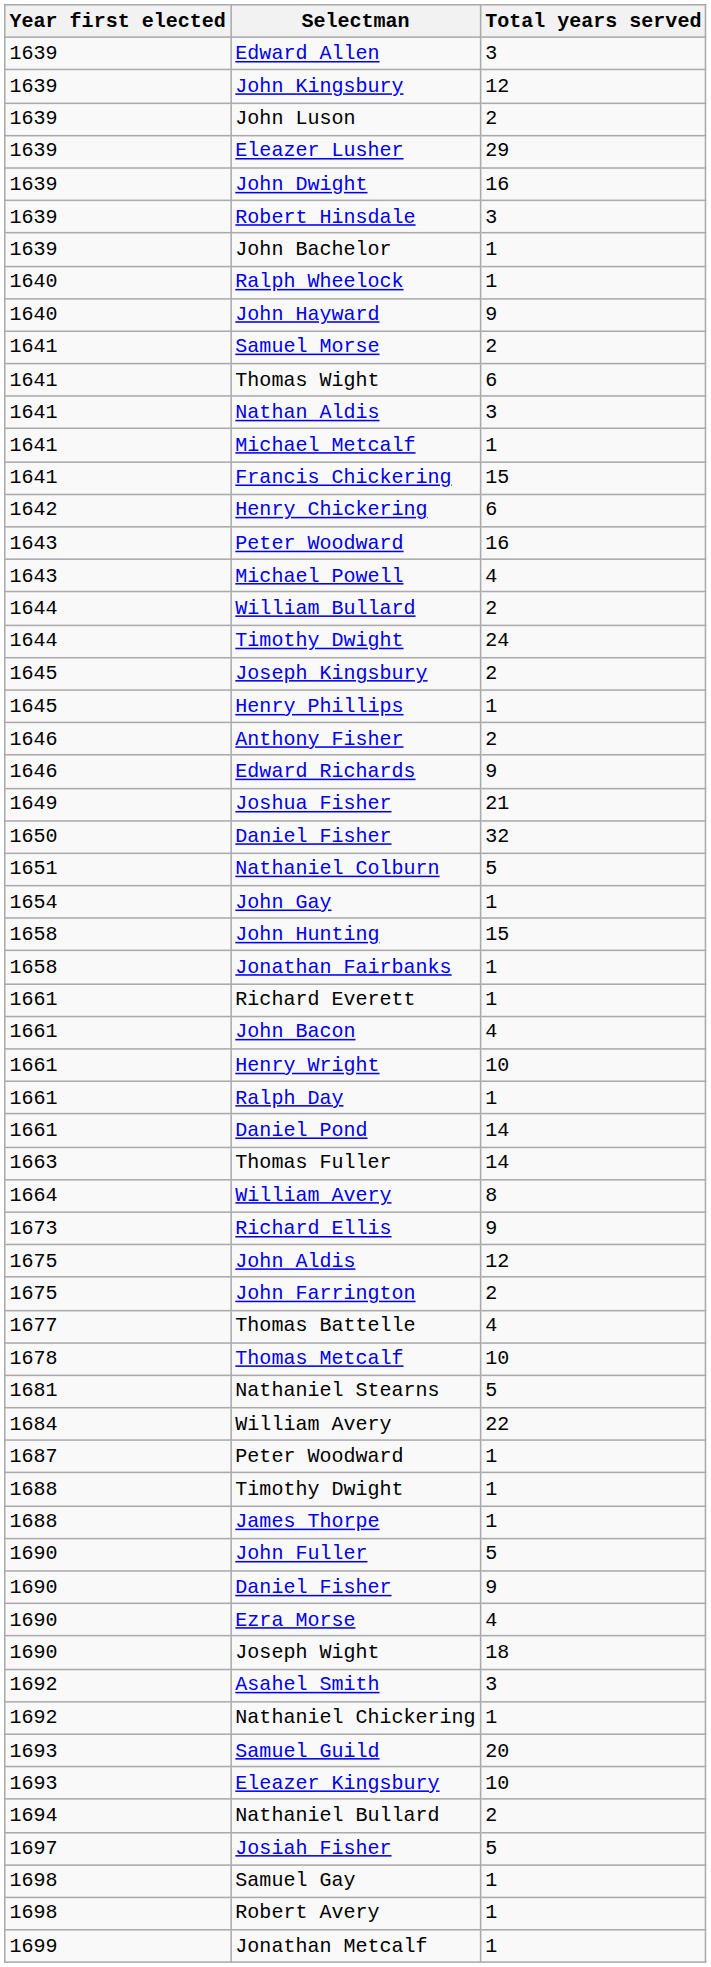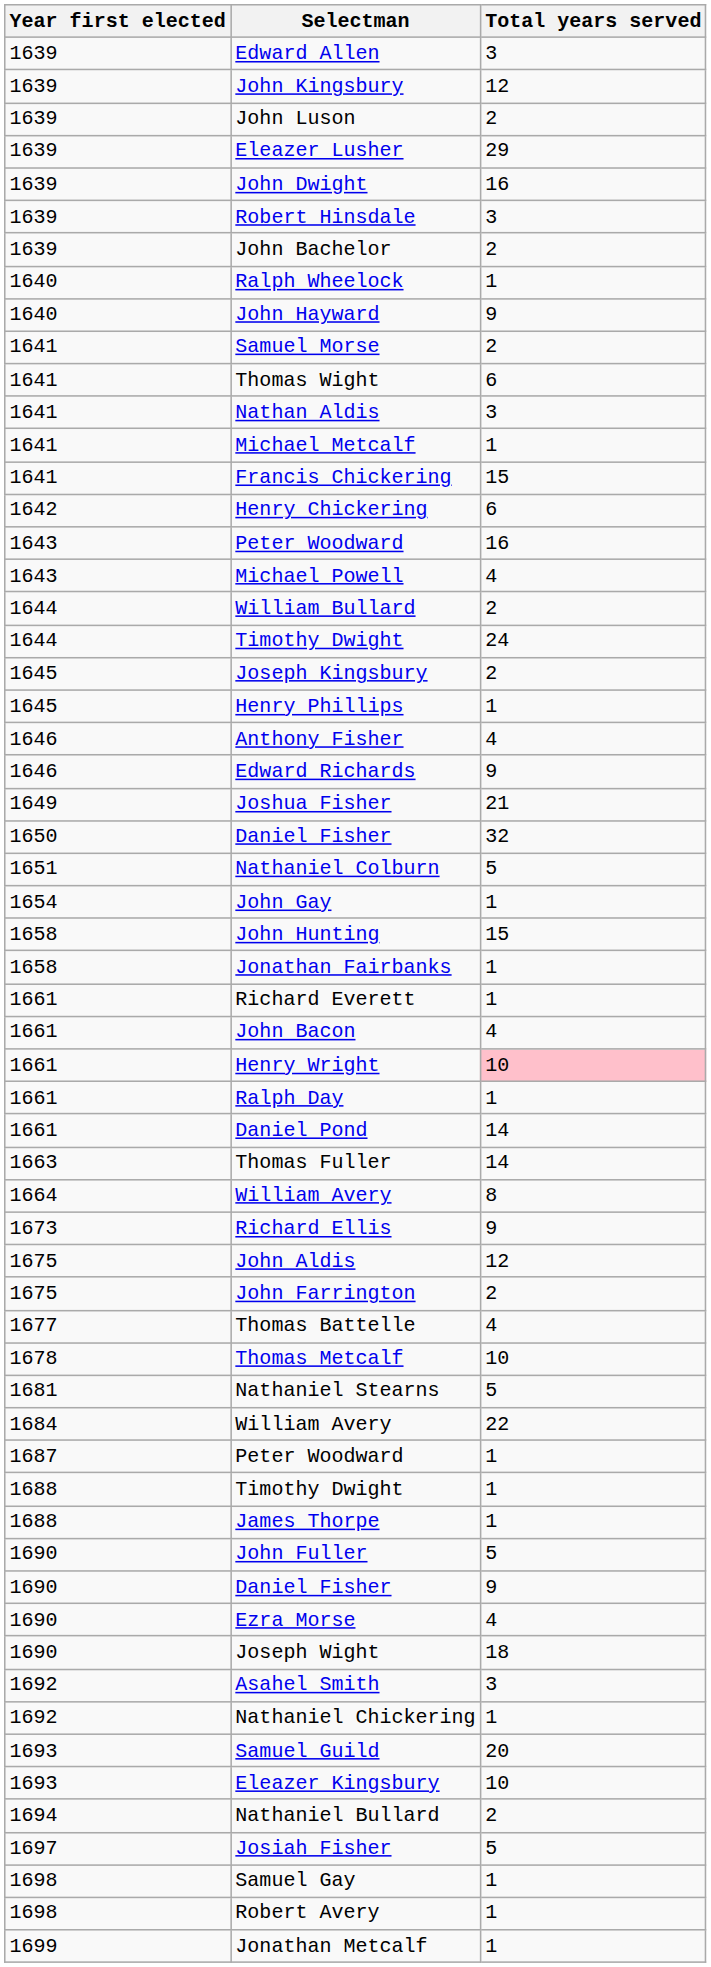(491, 249) 1 -> (491, 249) 2
(491, 739) 2 -> (491, 739) 4
(497, 1065) no background -> (497, 1065) pink background
